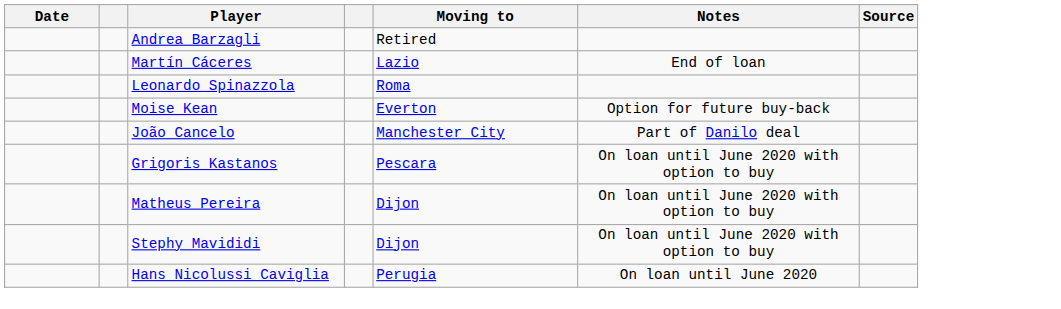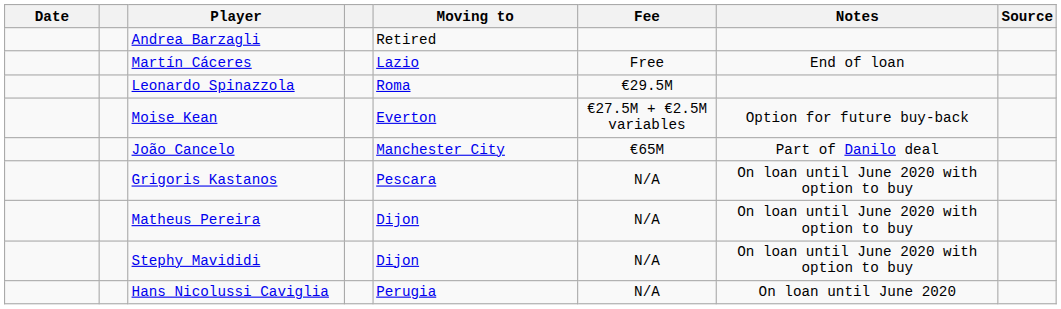+ column: (647, 16)
